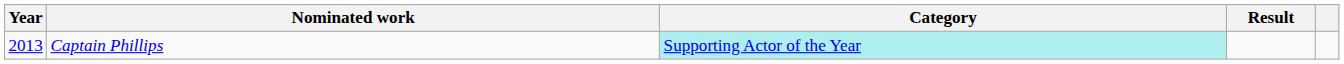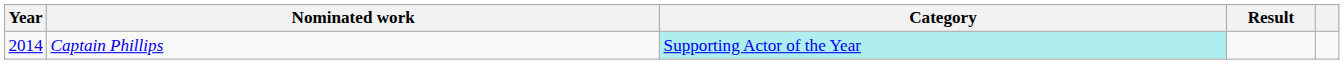(26, 45) 2013 -> (26, 45) 2014
